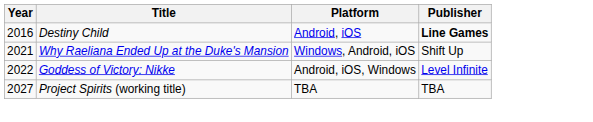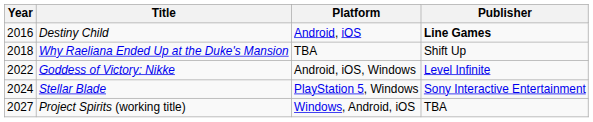(20, 51) 2021 -> (20, 51) 2018
(355, 51) Windows, Android, iOS -> (306, 51) TBA
+ row: (72, 88)
(306, 88) TBA -> (355, 107) Windows, Android, iOS
